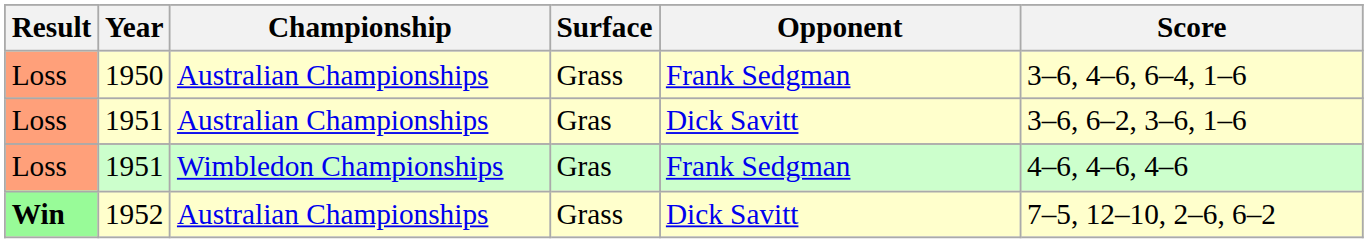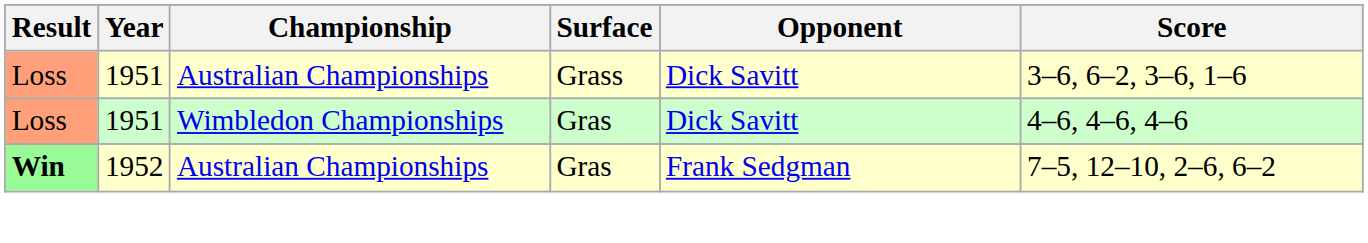- row: (134, 74)
(584, 120) Gras -> (590, 74) Grass
(758, 167) Frank Sedgman -> (732, 120) Dick Savitt
(590, 213) Grass -> (584, 167) Gras
(732, 213) Dick Savitt -> (758, 167) Frank Sedgman
